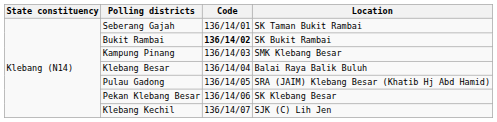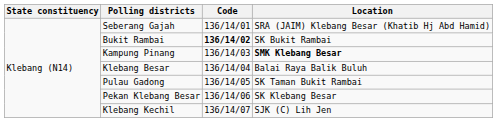(308, 26) SK Taman Bukit Rambai -> (372, 26) SRA (JAIM) Klebang Besar (Khatib Hj Abd Hamid)
(298, 54) normal -> (298, 54) bold
(372, 82) SRA (JAIM) Klebang Besar (Khatib Hj Abd Hamid) -> (308, 82) SK Taman Bukit Rambai
